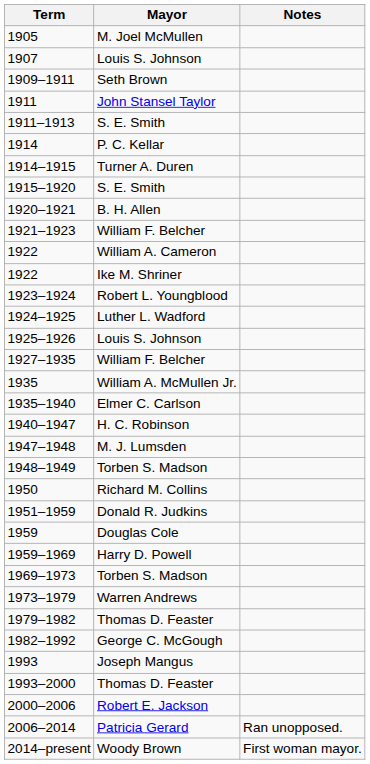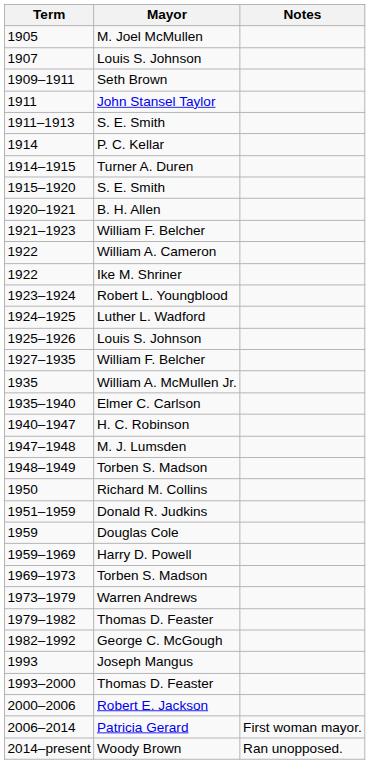(293, 727) Ran unopposed. -> (302, 727) First woman mayor.
(302, 748) First woman mayor. -> (293, 748) Ran unopposed.
